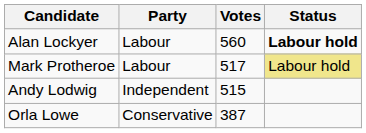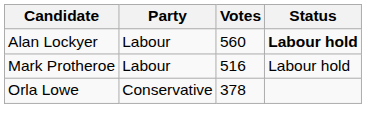(233, 66) 517 -> (233, 66) 516
(309, 66) khaki background -> (309, 66) no background
- row: (53, 90)
(233, 115) 387 -> (233, 90) 378
